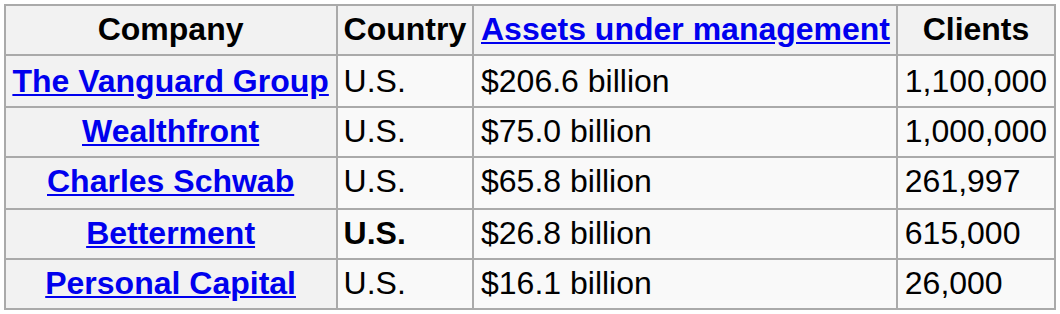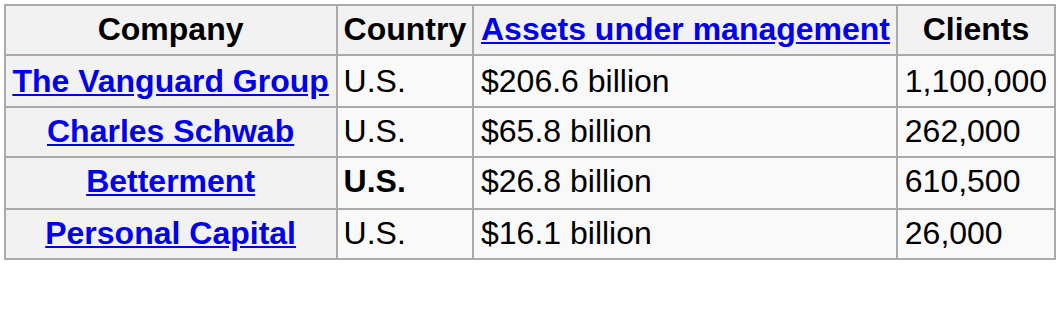- row: (171, 131)
(963, 182) 261,997 -> (963, 131) 262,000
(963, 232) 615,000 -> (963, 182) 610,500
